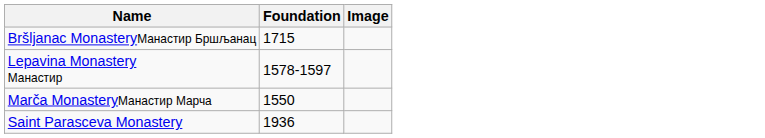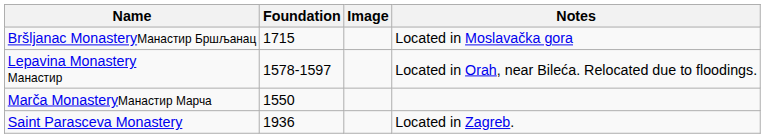+ column: (576, 16)
